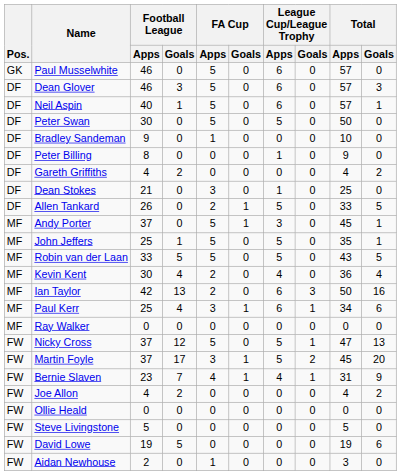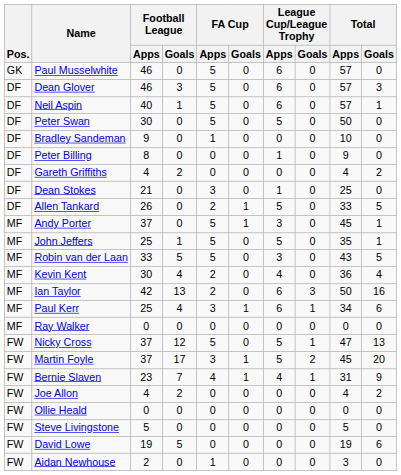(279, 258) 5 -> (279, 258) 3
